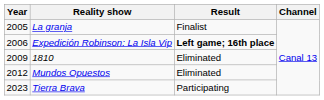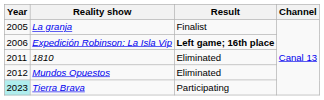(17, 58) 2009 -> (17, 58) 2011
(17, 88) no background -> (17, 88) paleturquoise background
